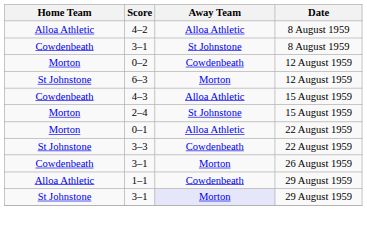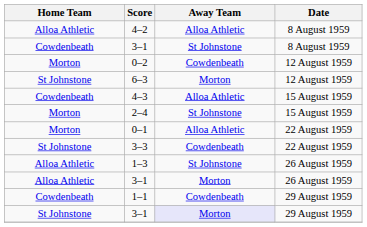+ row: (140, 163)
(65, 163) Cowdenbeath -> (65, 180) Alloa Athletic
(65, 180) Alloa Athletic -> (65, 197) Cowdenbeath
